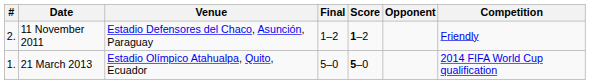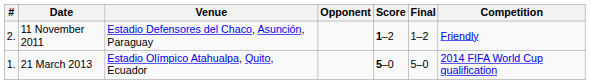columns swapped: (410, 13) <-> (333, 13)
